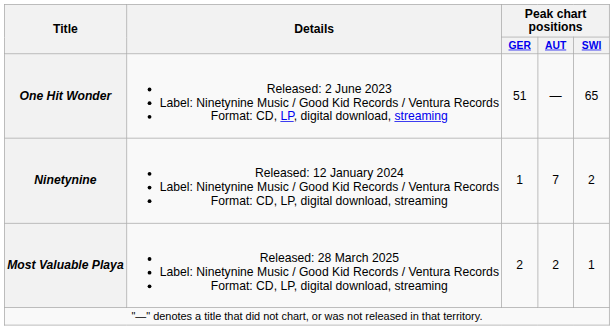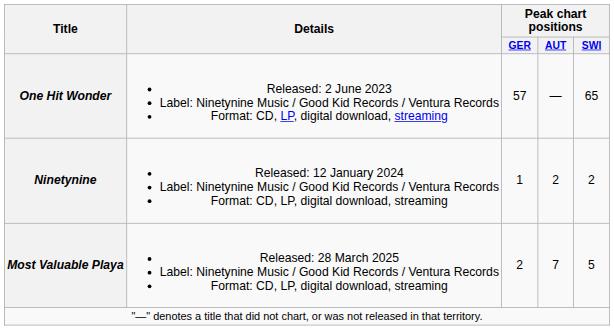(520, 96) 51 -> (520, 96) 57
(556, 180) 7 -> (556, 180) 2
(556, 265) 2 -> (556, 265) 7
(592, 265) 1 -> (592, 265) 5
